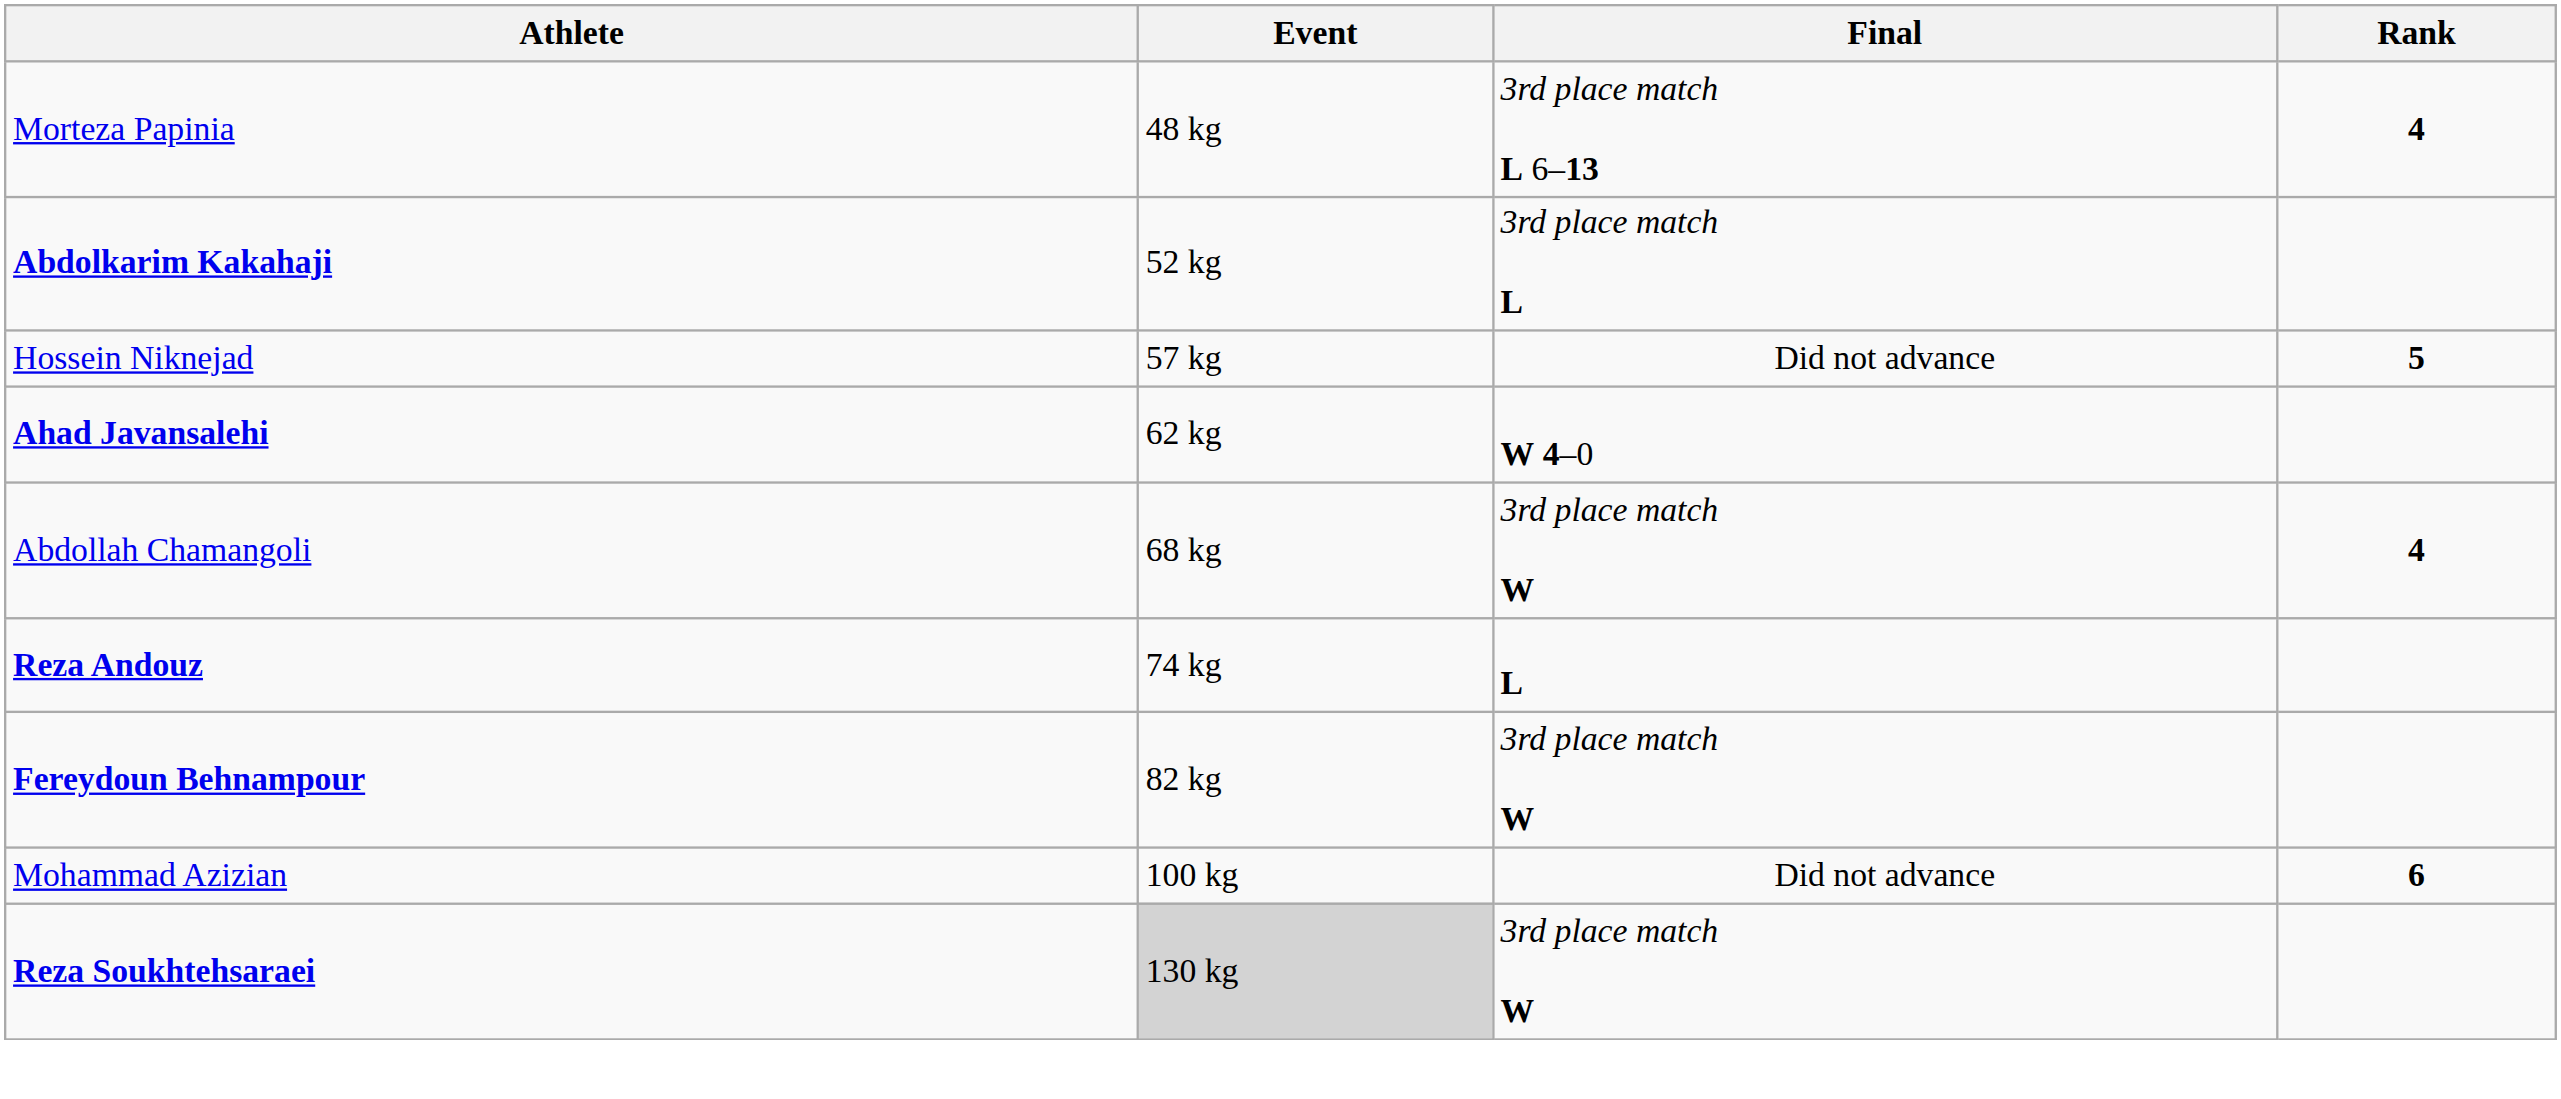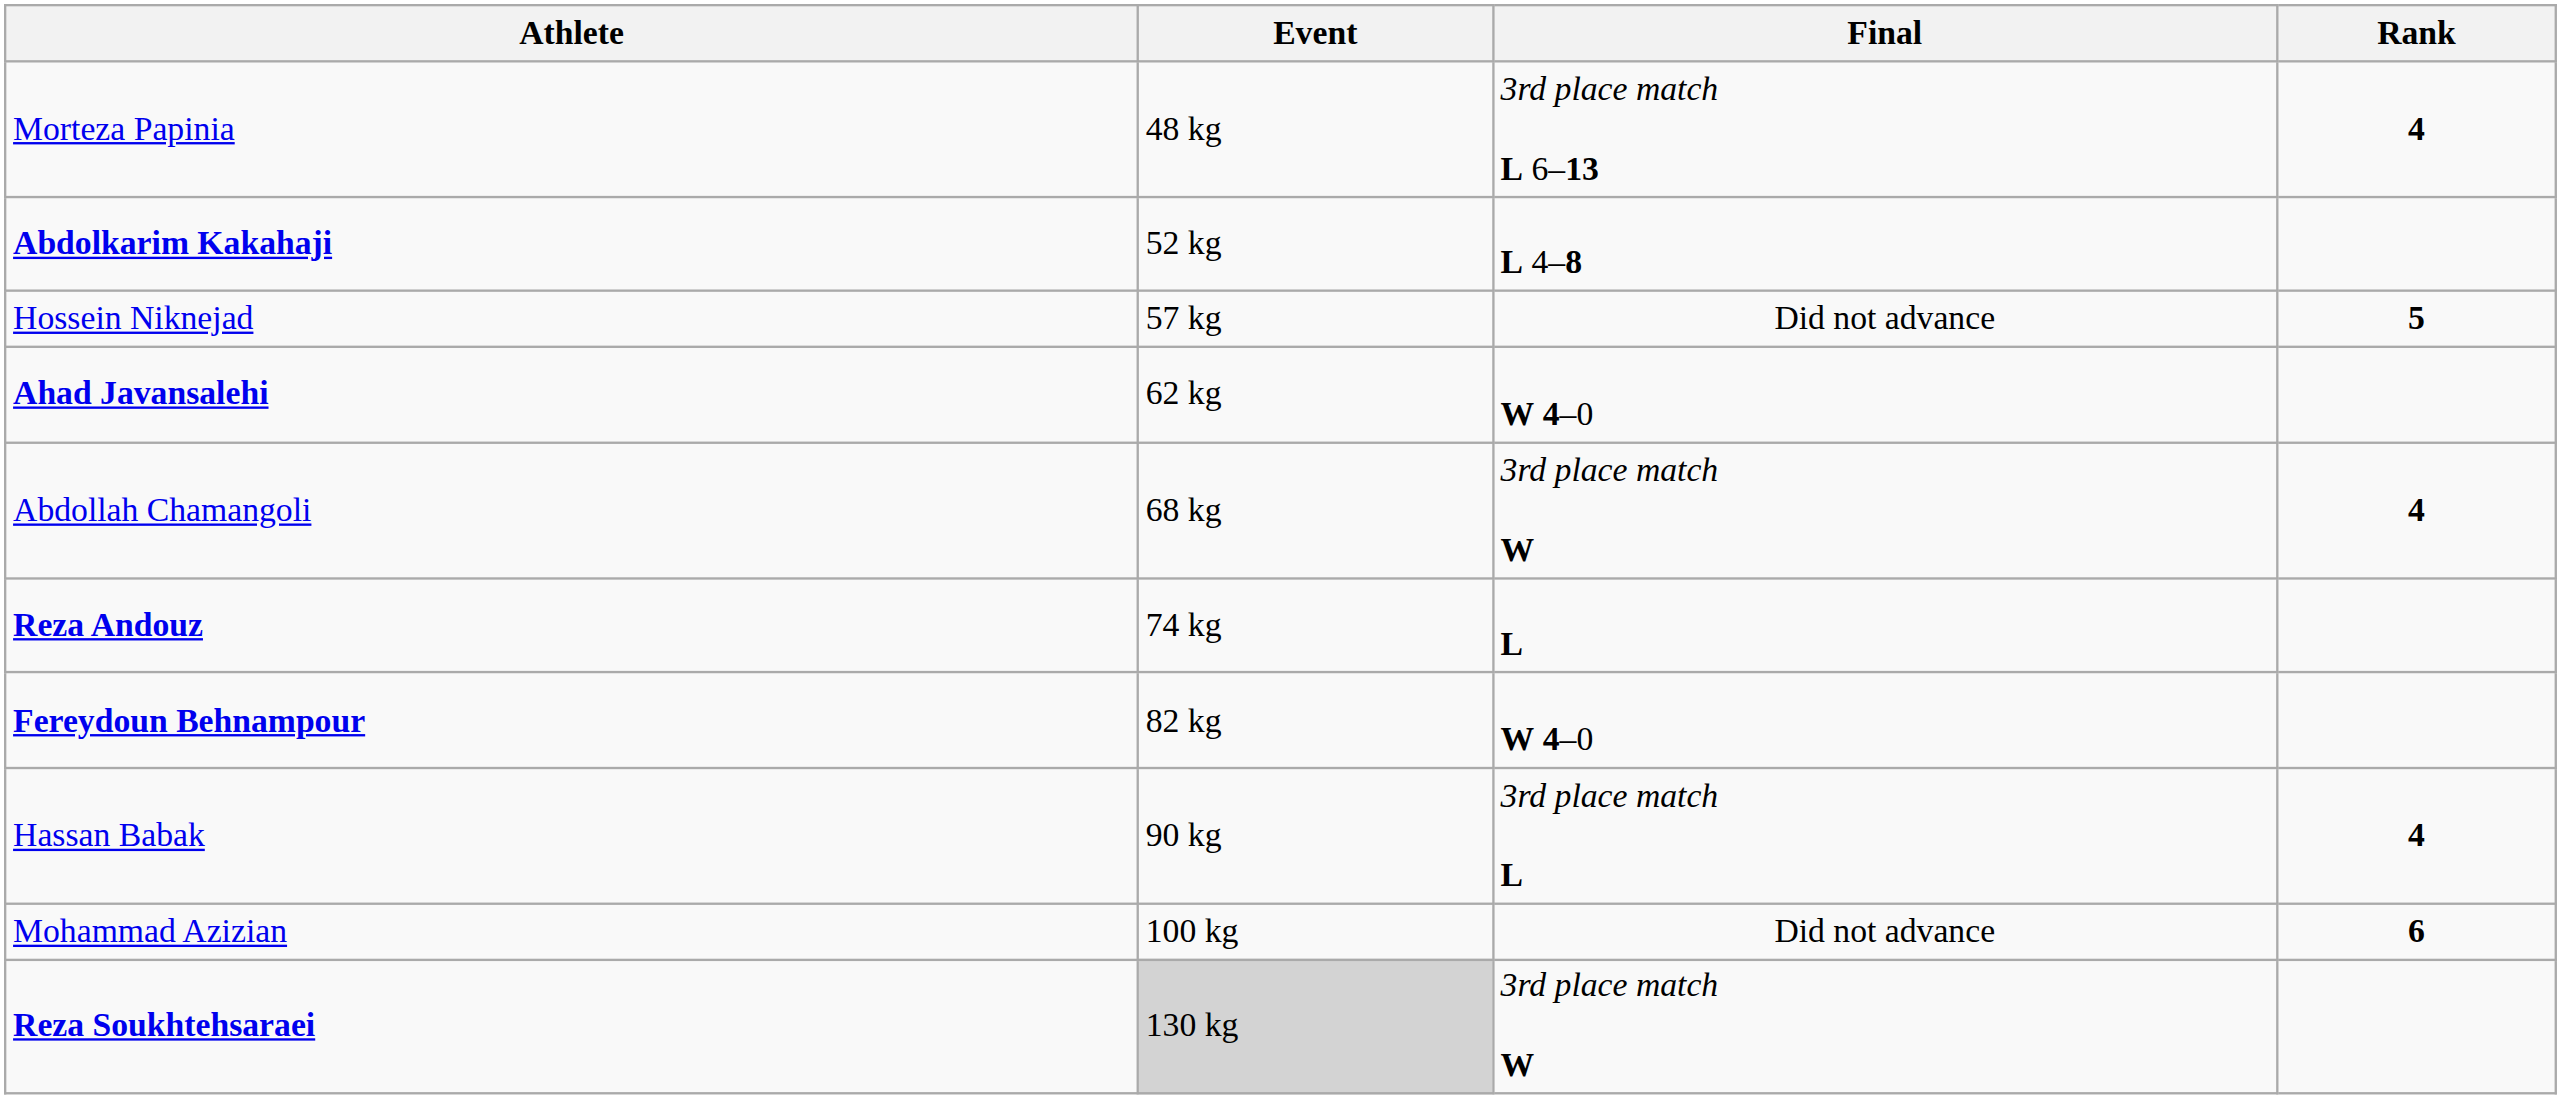(1609, 263) 3rd place match L -> (1541, 263) L 4–8
(1609, 779) 3rd place match W -> (1547, 739) W 4–0
+ row: (109, 835)
